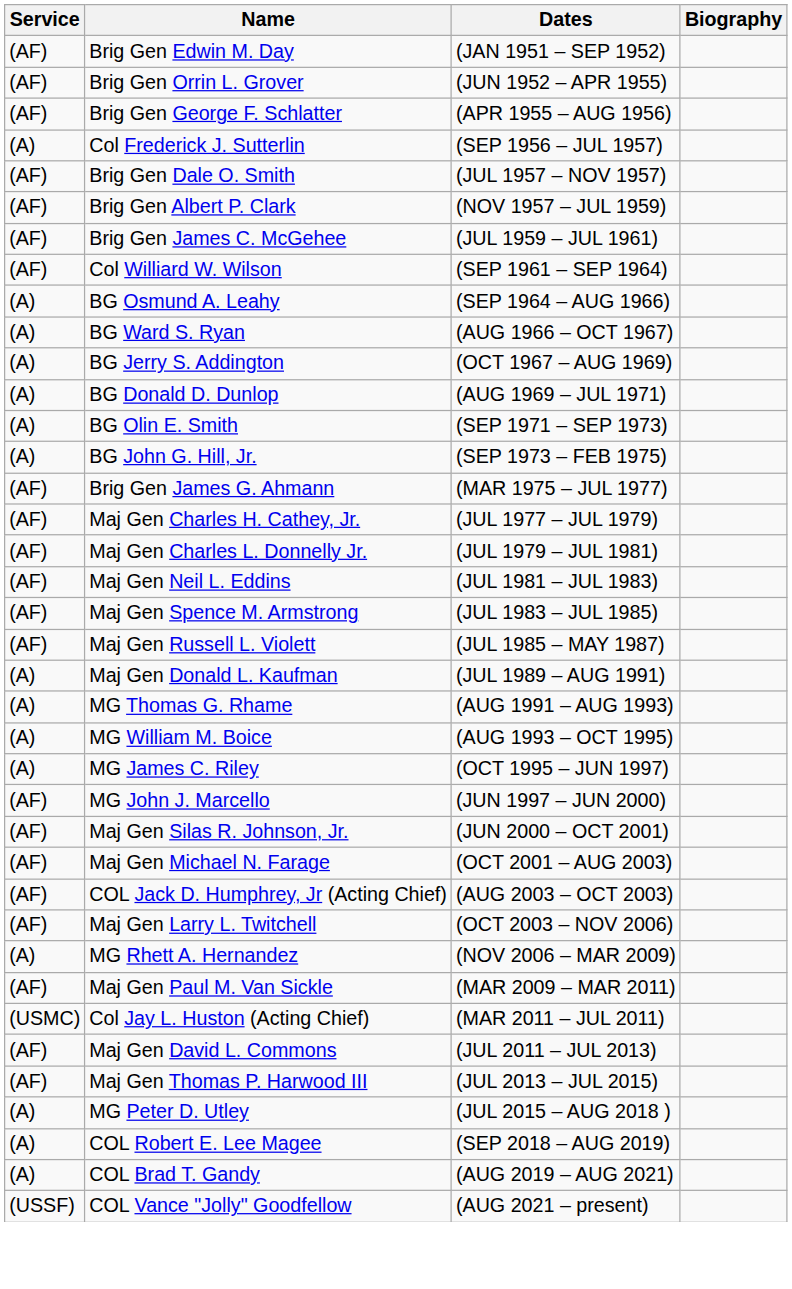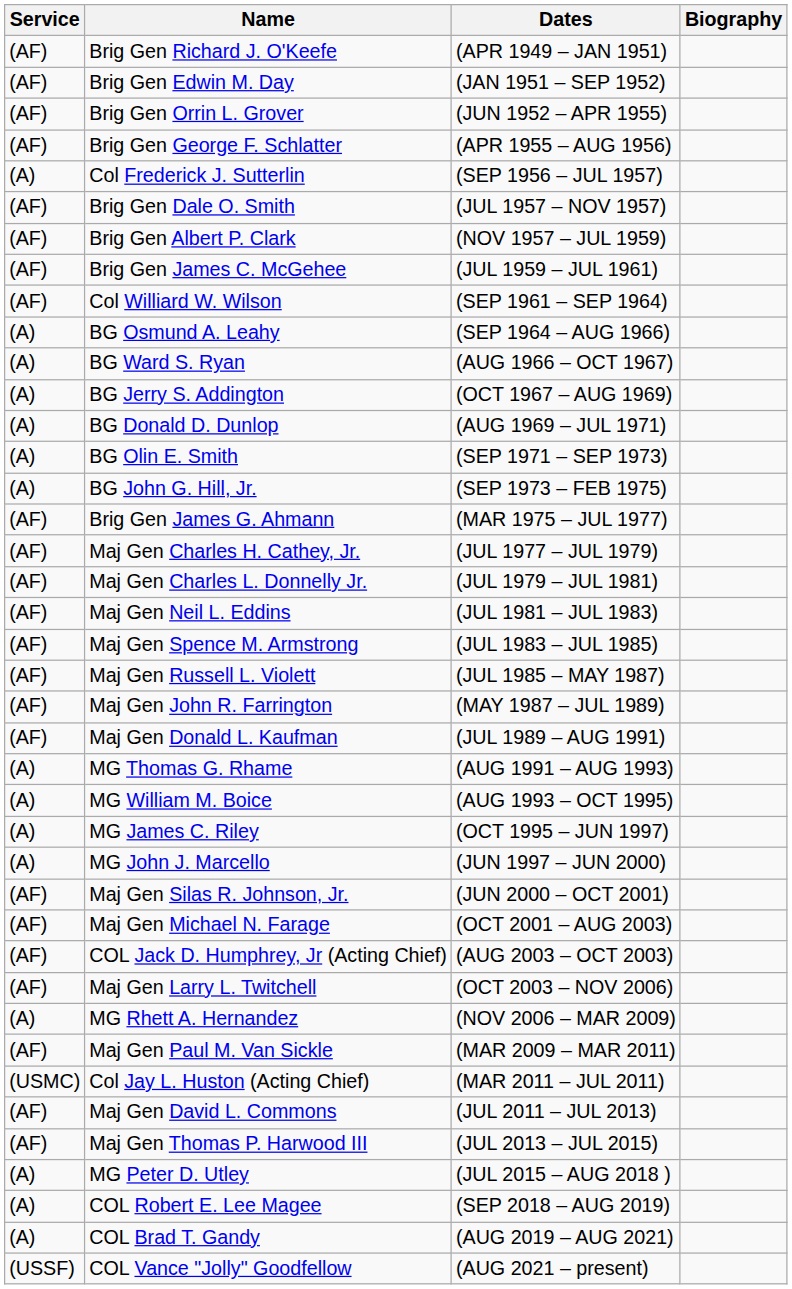+ row: (213, 51)
+ row: (211, 706)
(22, 675) (A) -> (28, 737) (AF)
(28, 800) (AF) -> (22, 862) (A)
